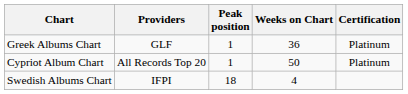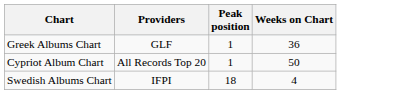- column: (369, 19)
